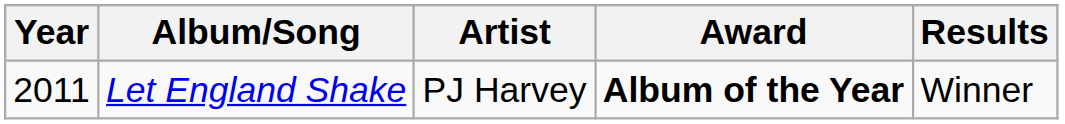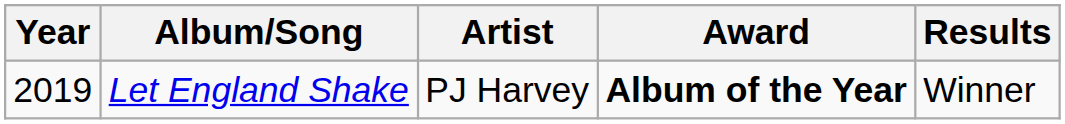(51, 88) 2011 -> (53, 88) 2019
